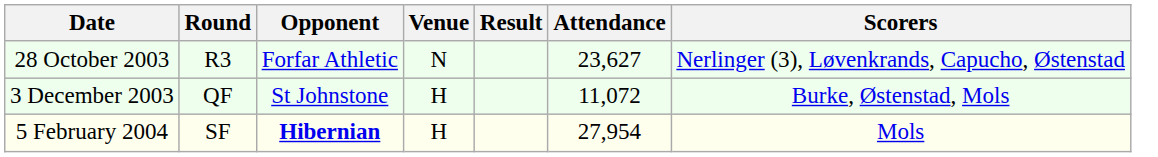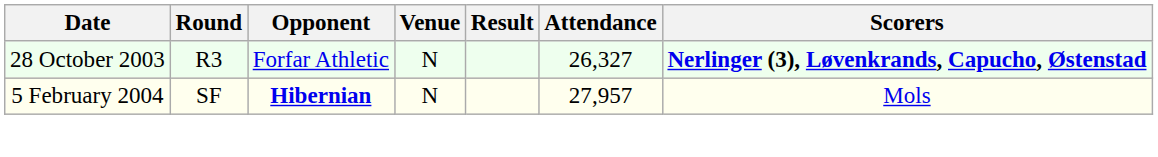(609, 59) 23,627 -> (601, 59) 26,327
(901, 59) normal -> (907, 59) bold
- row: (92, 95)
(439, 132) H -> (430, 95) N
(609, 132) 27,954 -> (601, 95) 27,957
